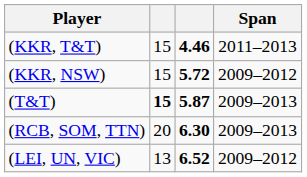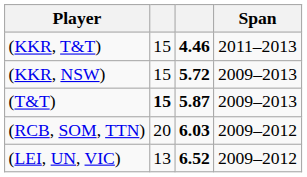(258, 74) 2009–2012 -> (258, 74) 2009–2013
(194, 130) 6.30 -> (194, 130) 6.03
(258, 130) 2009–2013 -> (258, 130) 2009–2012
